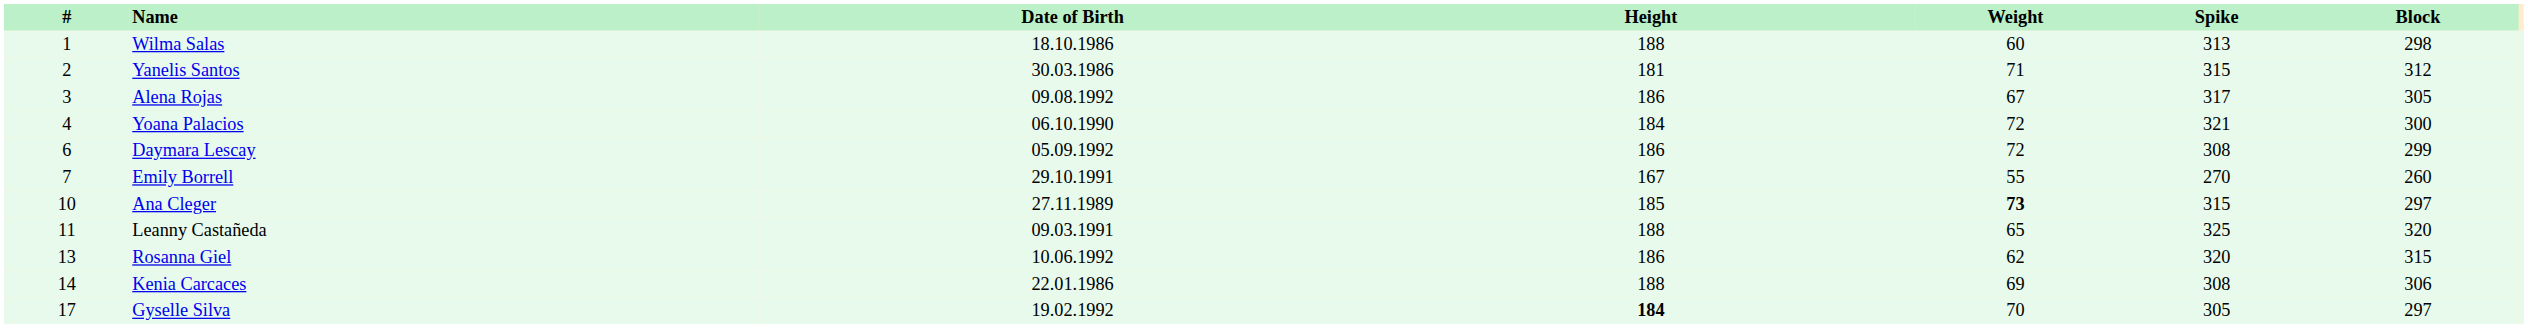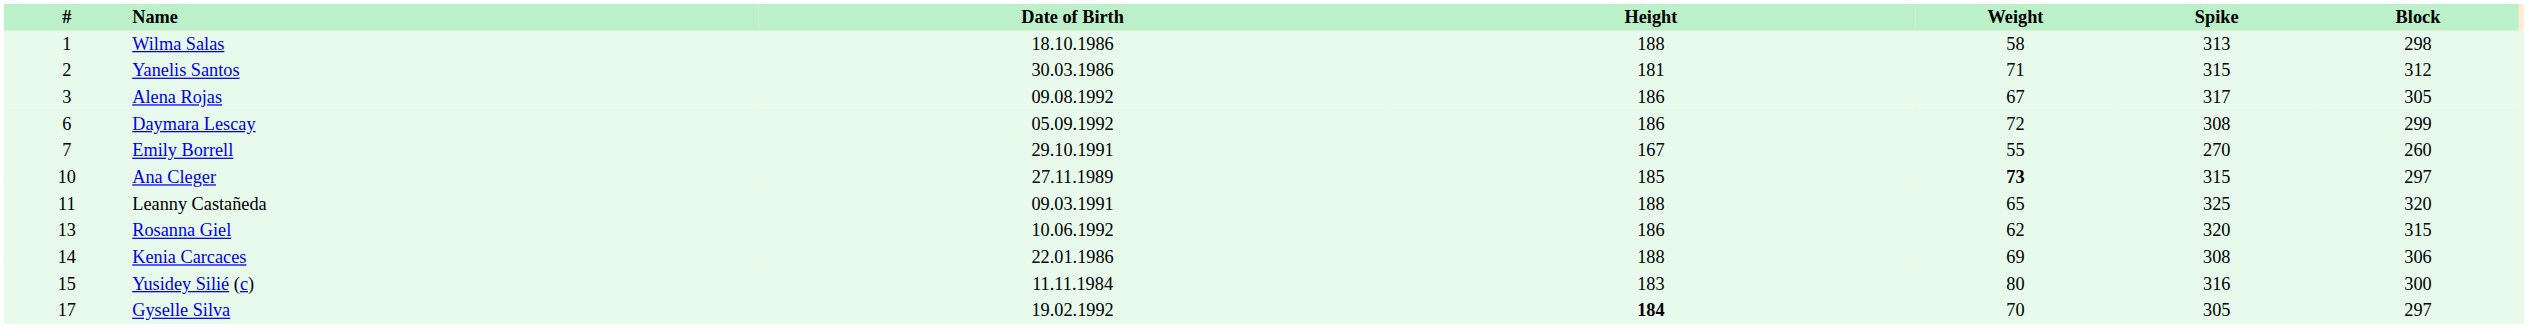(2016, 43) 60 -> (2016, 43) 58
- row: (188, 123)
+ row: (193, 283)
